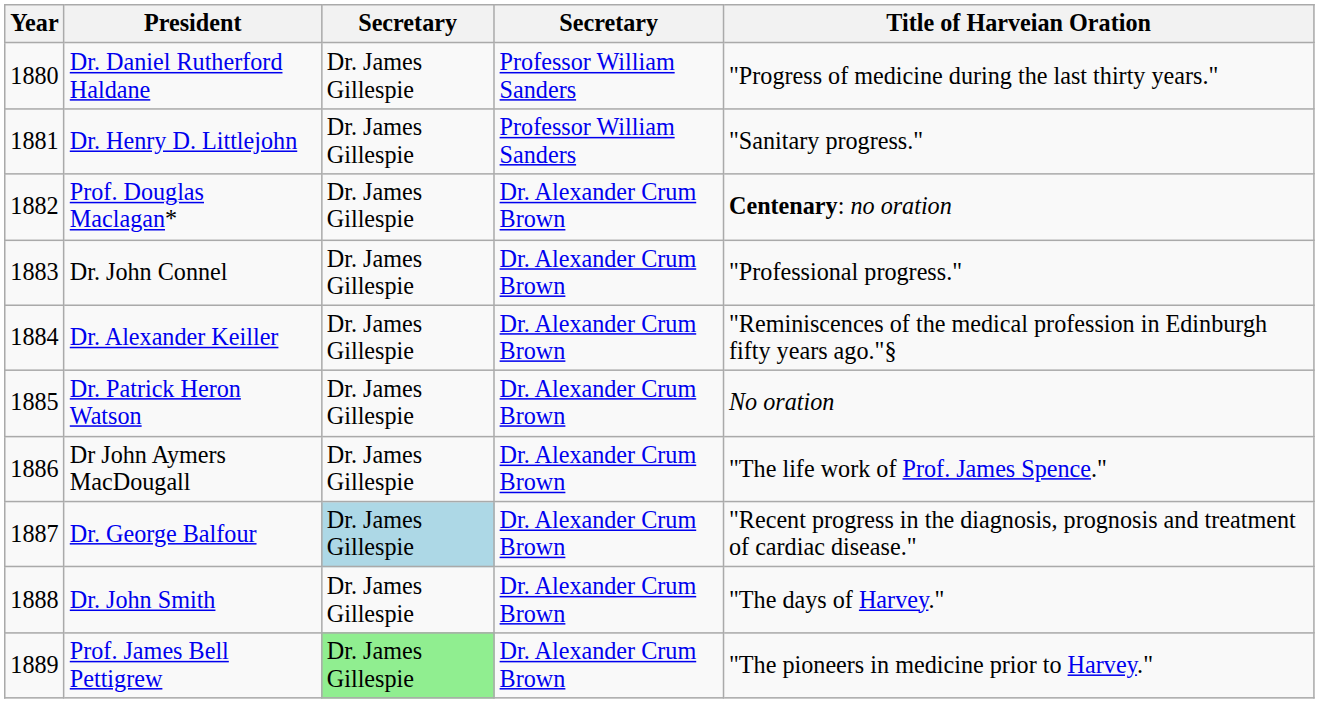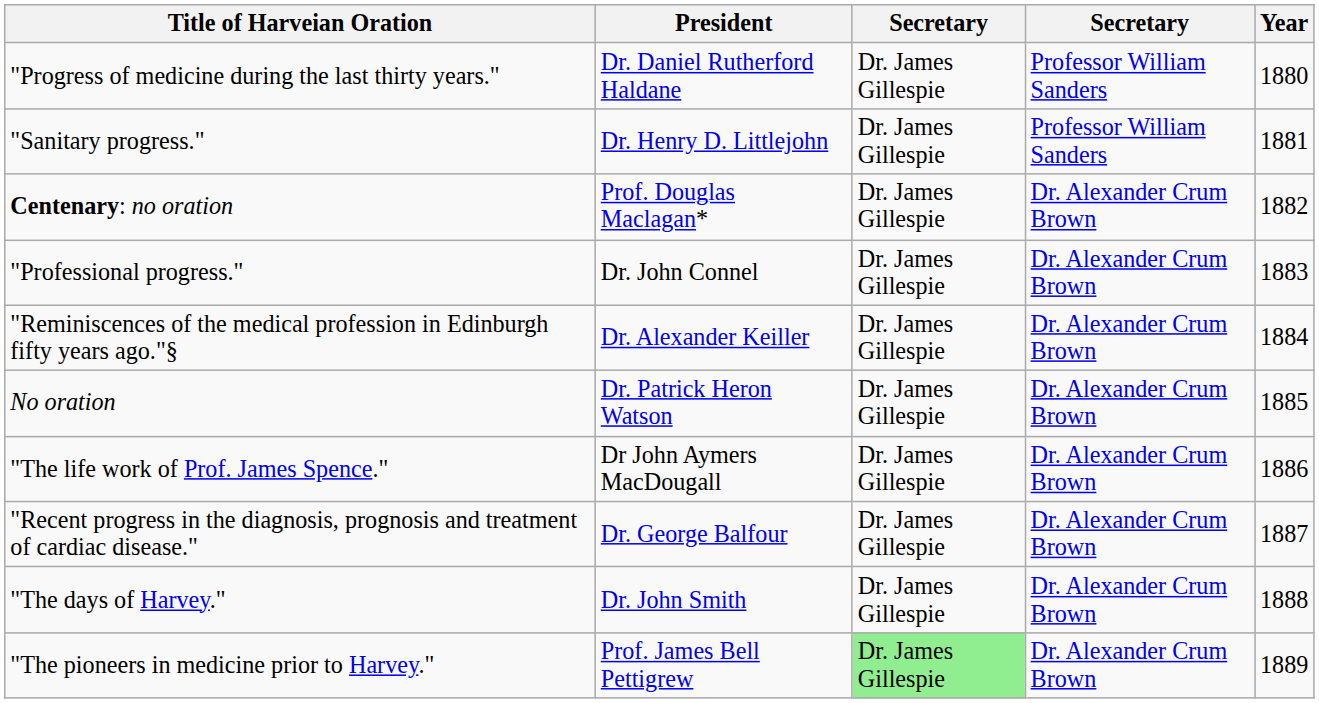columns swapped: (34, 23) <-> (1019, 23)
(374, 534) lightblue background -> (905, 534) no background
